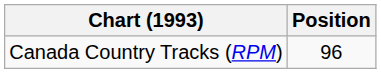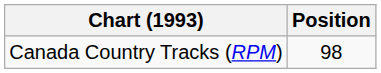(331, 52) 96 -> (331, 52) 98
